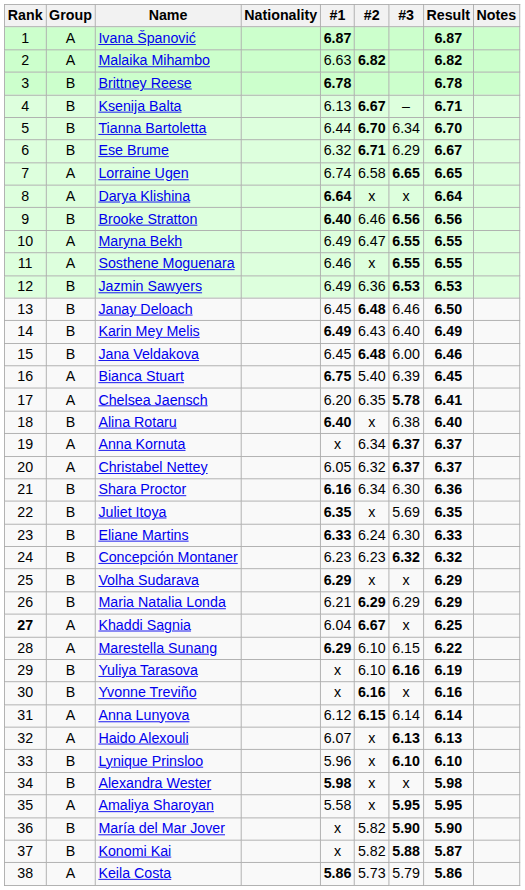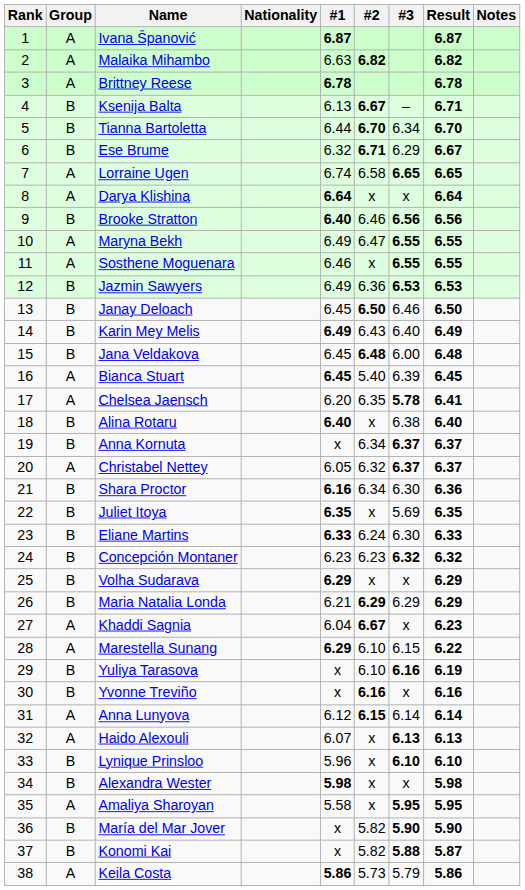(70, 83) B -> (70, 83) A
(372, 309) 6.48 -> (372, 309) 6.50
(448, 354) 6.46 -> (448, 354) 6.48
(338, 377) 6.75 -> (338, 377) 6.45
(70, 444) A -> (70, 444) B
(25, 625) bold -> (25, 625) normal
(448, 625) 6.25 -> (448, 625) 6.23
